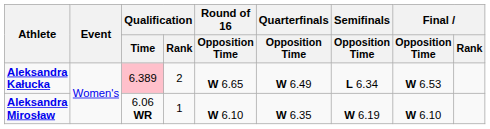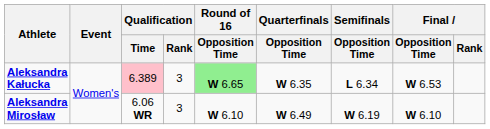(179, 79) 2 -> (179, 79) 3
(226, 85) no background -> (226, 85) lightgreen background
(294, 85) W 6.49 -> (294, 85) W 6.35
(179, 109) 1 -> (179, 109) 3
(294, 115) W 6.35 -> (294, 115) W 6.49
